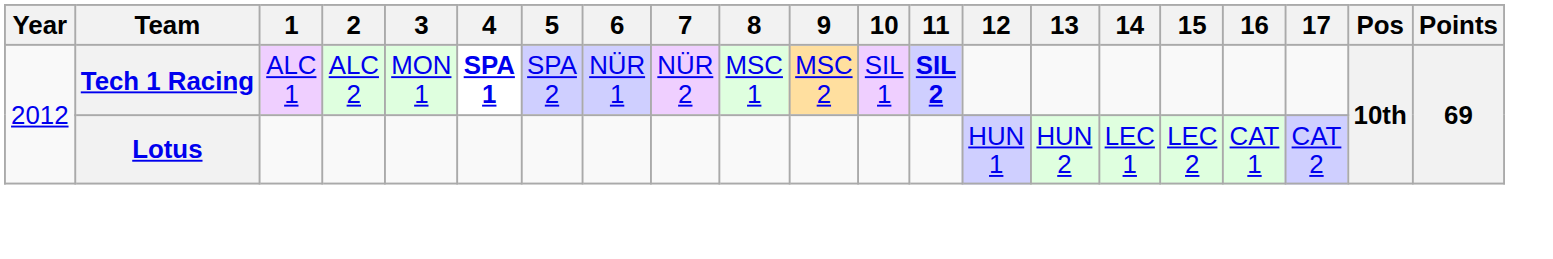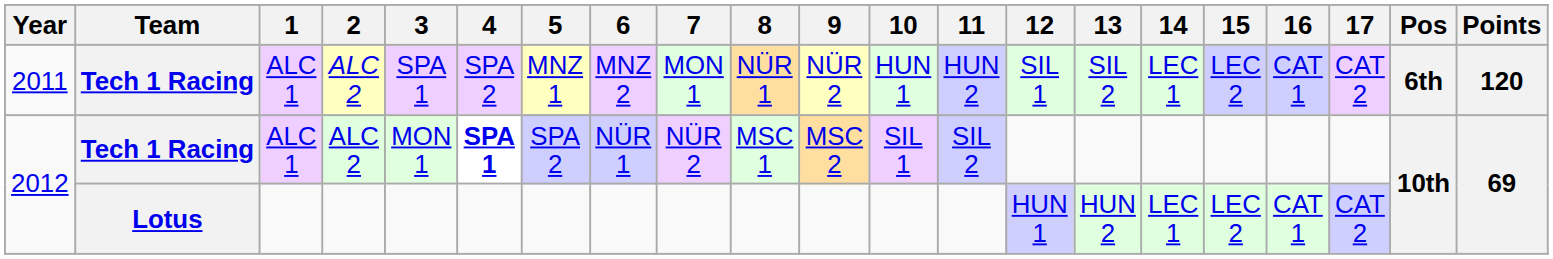+ row: (40, 80)
(936, 80) bold -> (971, 149) normal
